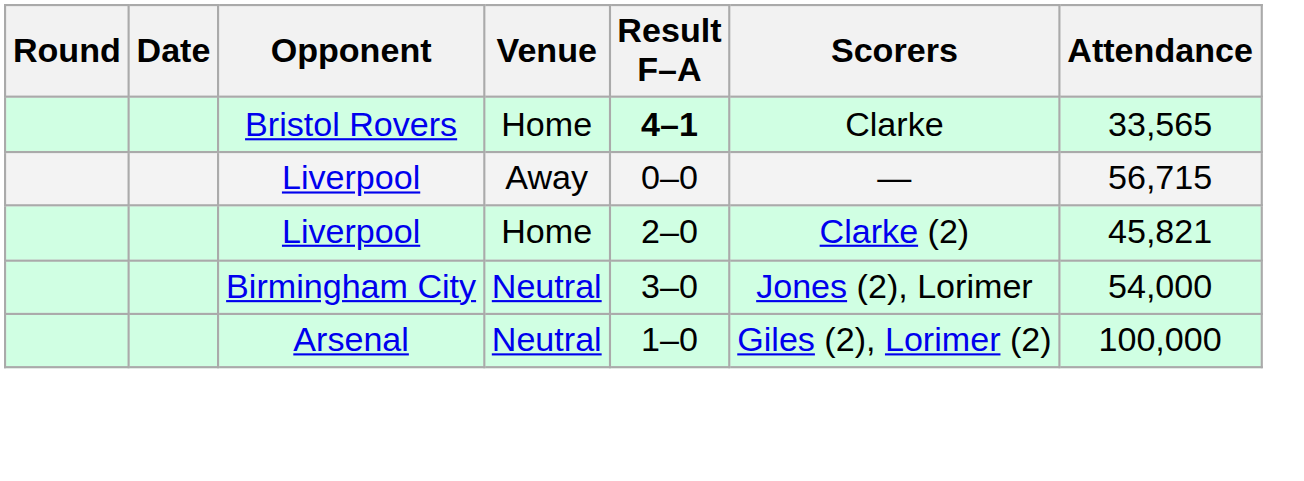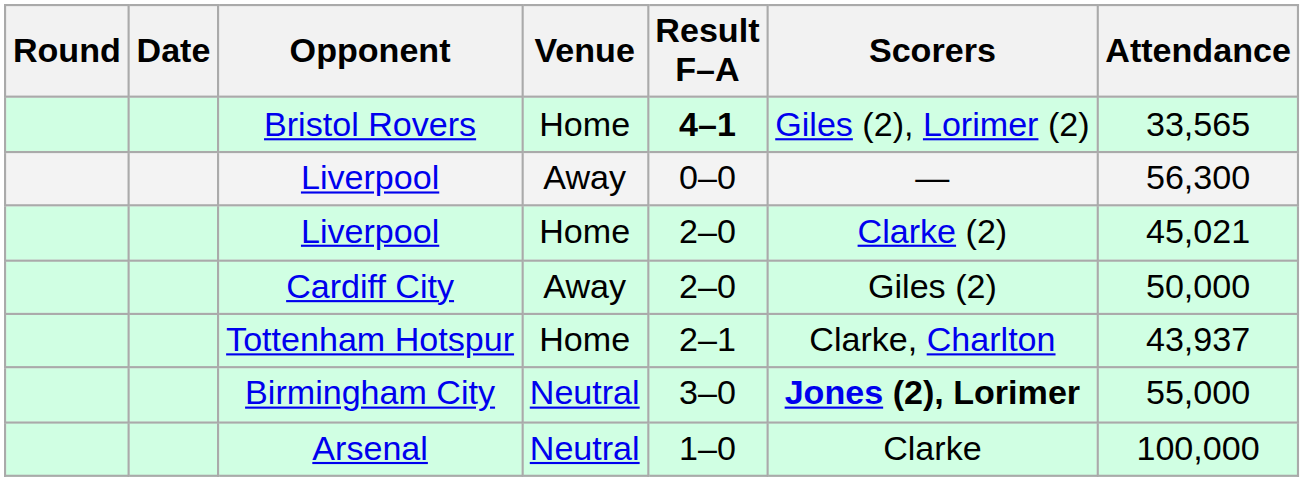(894, 123) Clarke -> (932, 123) Giles (2), Lorimer (2)
(1160, 177) 56,715 -> (1198, 177) 56,300
(1160, 232) 45,821 -> (1198, 232) 45,021
+ row: (370, 286)
+ row: (370, 340)
(894, 286) normal -> (932, 394) bold
(1160, 286) 54,000 -> (1198, 394) 55,000
(894, 340) Giles (2), Lorimer (2) -> (932, 448) Clarke
